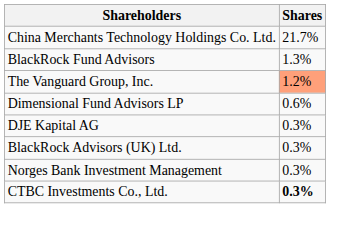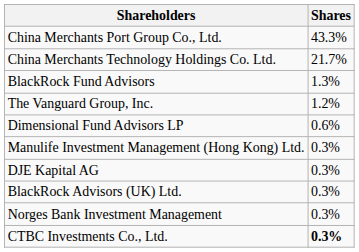+ row: (115, 37)
(297, 81) lightsalmon background -> (325, 103) no background
+ row: (156, 147)
